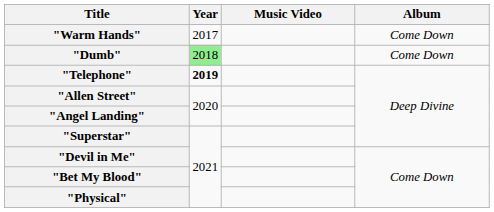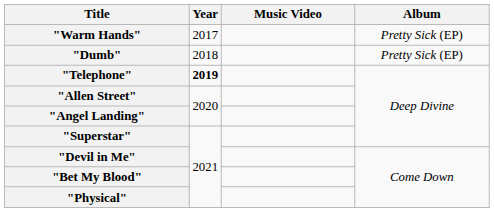(422, 34) Come Down -> (422, 34) Pretty Sick (EP)
(205, 55) lightgreen background -> (205, 55) no background
(422, 55) Come Down -> (422, 55) Pretty Sick (EP)
